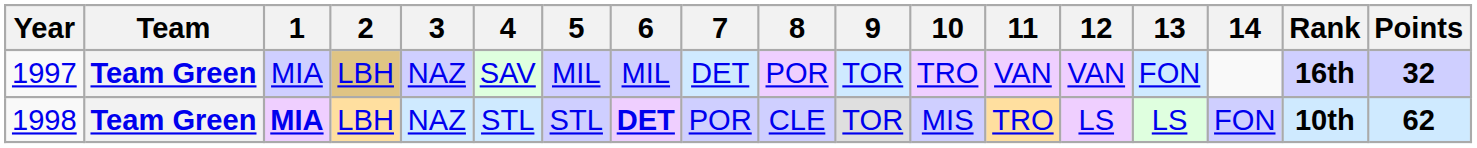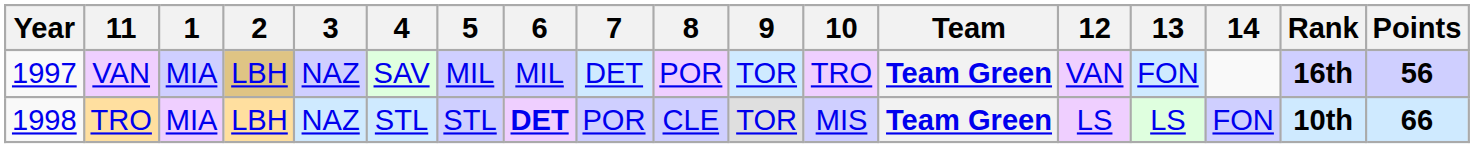columns swapped: (173, 28) <-> (1023, 28)
(1419, 73) 32 -> (1417, 73) 56
(297, 119) bold -> (192, 119) normal
(1419, 119) 62 -> (1417, 119) 66
